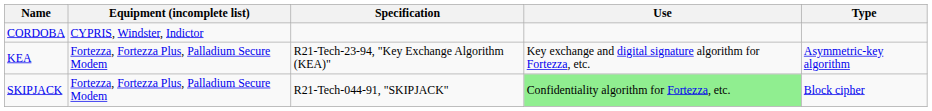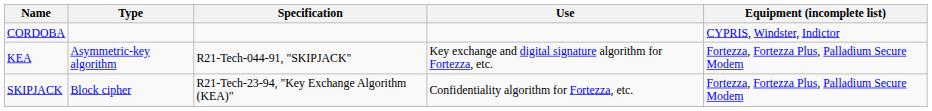columns swapped: (864, 13) <-> (179, 13)
(399, 58) R21-Tech-23-94, "Key Exchange Algorithm (KEA)" -> (274, 58) R21-Tech-044-91, "SKIPJACK"
(371, 90) R21-Tech-044-91, "SKIPJACK" -> (301, 90) R21-Tech-23-94, "Key Exchange Algorithm (KEA)"
(629, 90) lightgreen background -> (531, 90) no background
